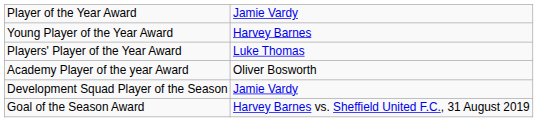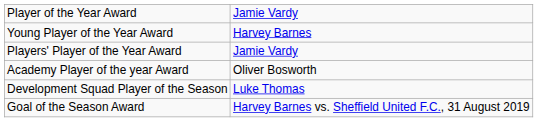(269, 51) Luke Thomas -> (266, 51) Jamie Vardy
(266, 88) Jamie Vardy -> (269, 88) Luke Thomas
